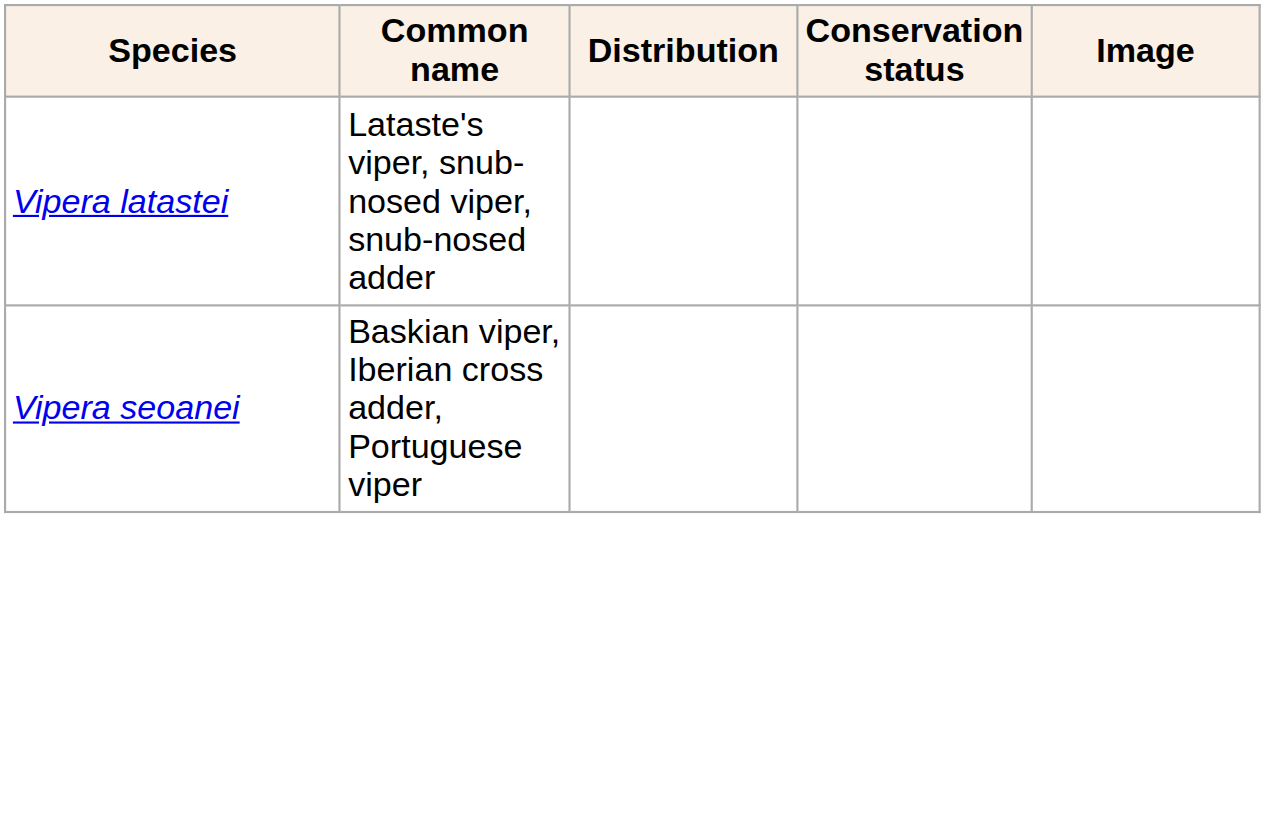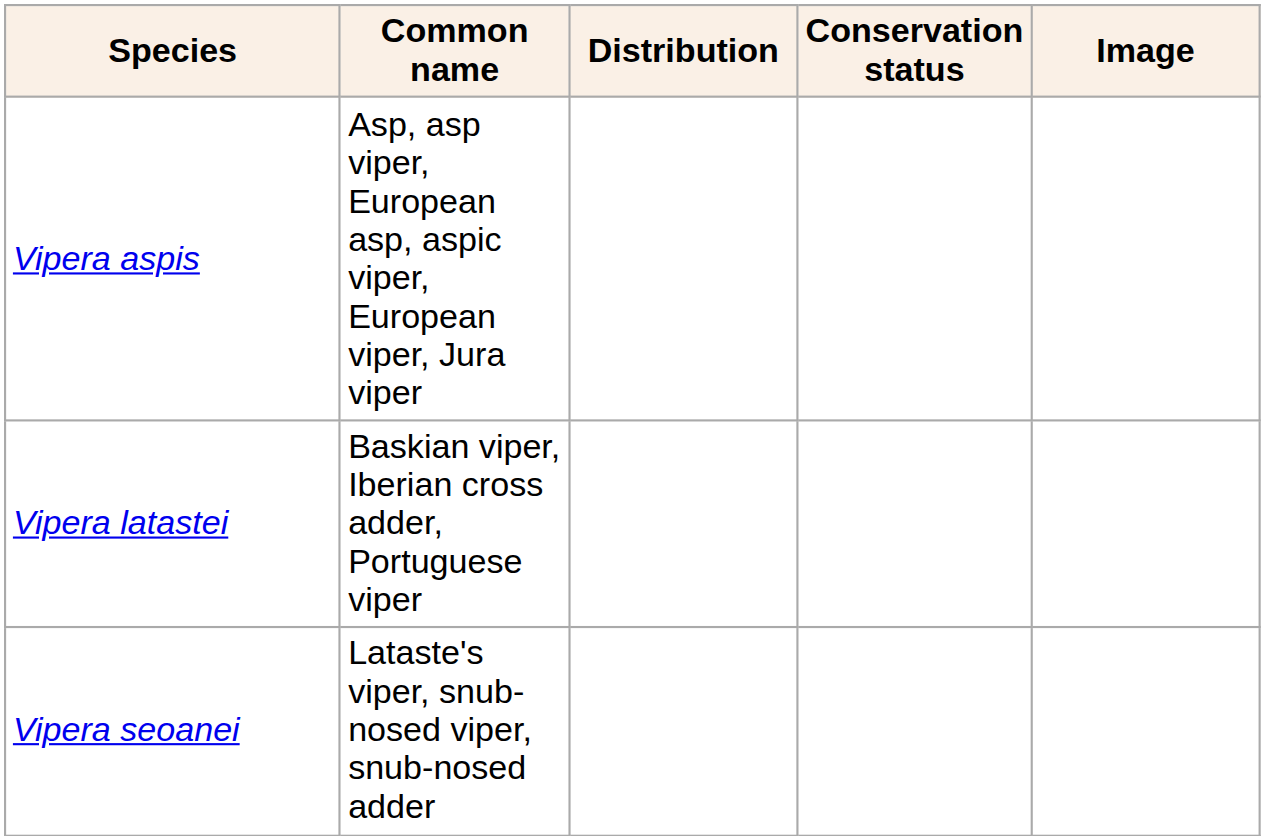+ row: (106, 258)
(440, 200) Lataste's viper, snub-nosed viper, snub-nosed adder -> (454, 523) Baskian viper, Iberian cross adder, Portuguese viper
(454, 408) Baskian viper, Iberian cross adder, Portuguese viper -> (440, 730) Lataste's viper, snub-nosed viper, snub-nosed adder
